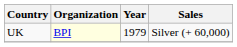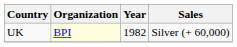(135, 32) 1979 -> (135, 32) 1982
